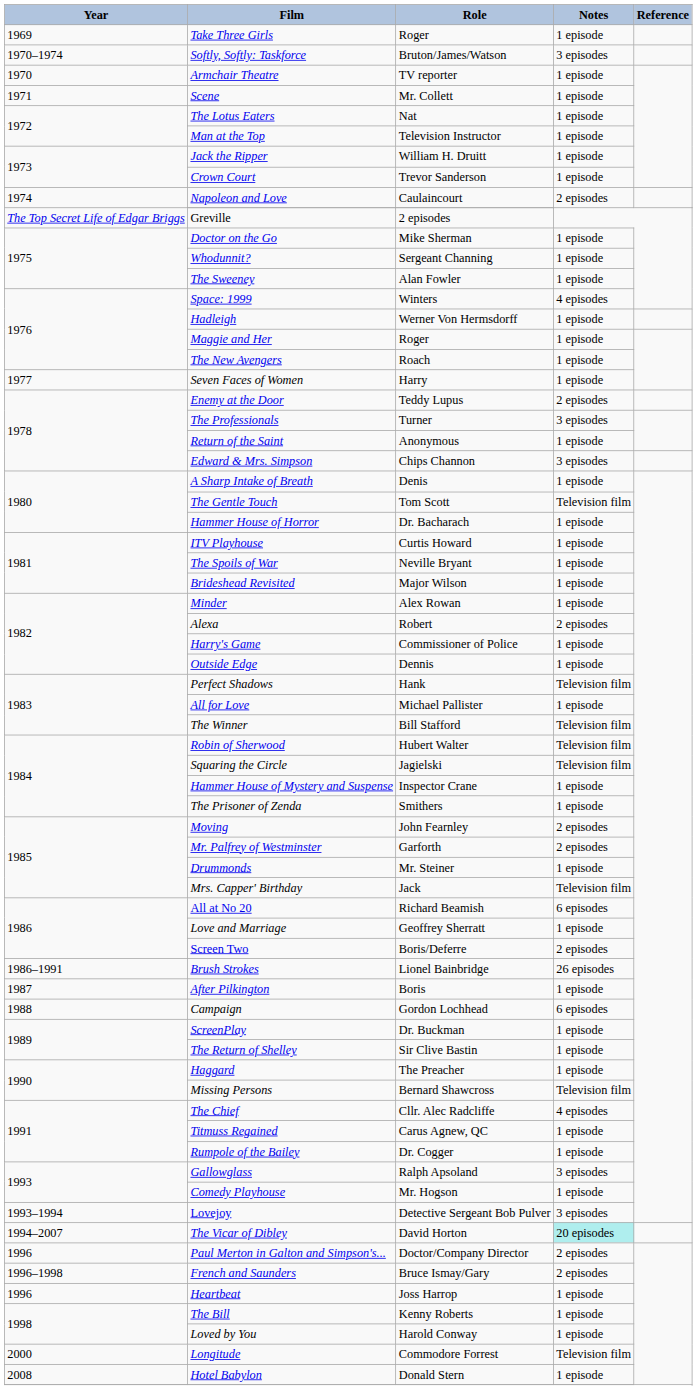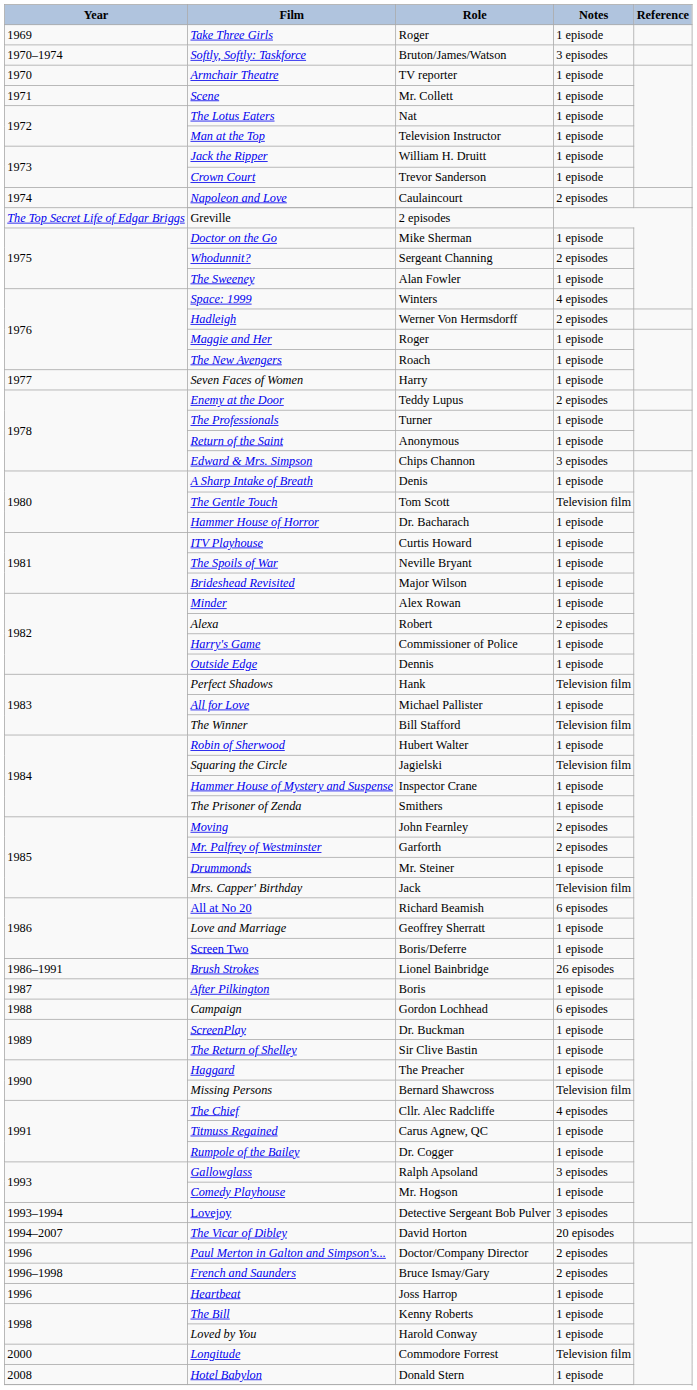(580, 258) 1 episode -> (582, 258) 2 episodes
(580, 319) 1 episode -> (582, 319) 2 episodes
(582, 420) 3 episodes -> (580, 420) 1 episode
(594, 745) Television film -> (580, 745) 1 episode
(582, 948) 2 episodes -> (580, 948) 1 episode
(585, 1232) paleturquoise background -> (585, 1232) no background
